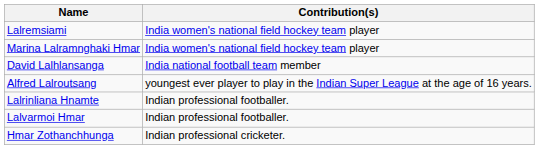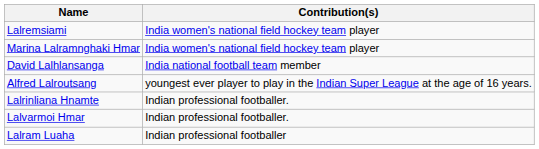+ row: (41, 135)
- row: (60, 135)
